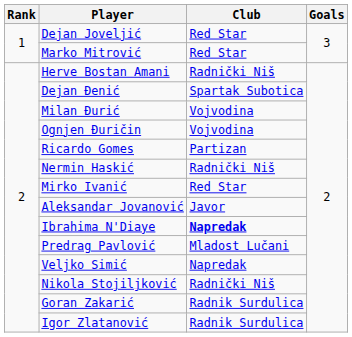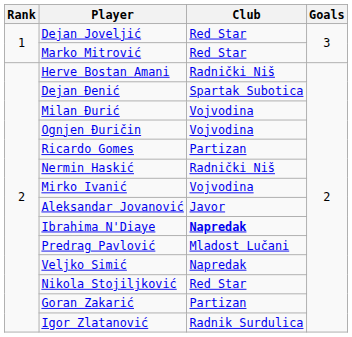(218, 188) Red Star -> (222, 188) Vojvodina
(232, 284) Radnički Niš -> (218, 284) Red Star
(246, 303) Radnik Surdulica -> (218, 303) Partizan
